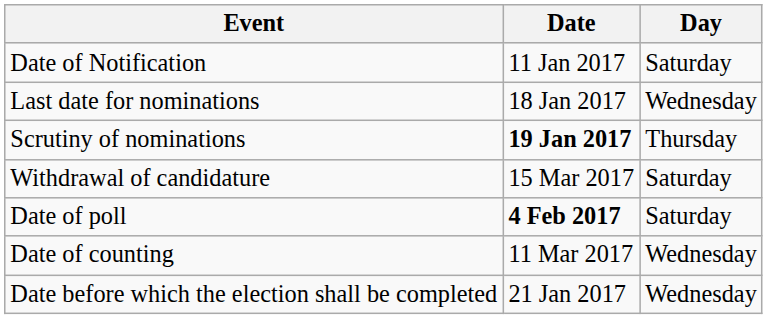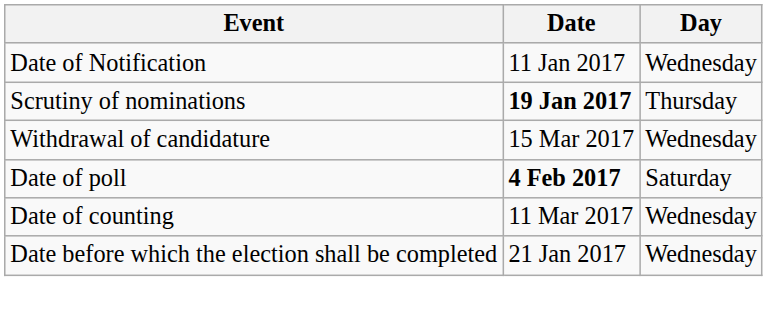(689, 62) Saturday -> (701, 62) Wednesday
- row: (135, 100)
(689, 178) Saturday -> (701, 139) Wednesday
